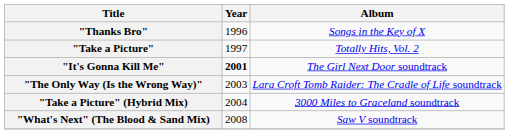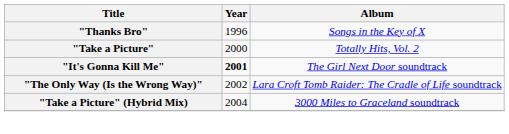(236, 48) 1997 -> (236, 48) 2000
(236, 84) 2003 -> (236, 84) 2002
- row: (113, 119)
